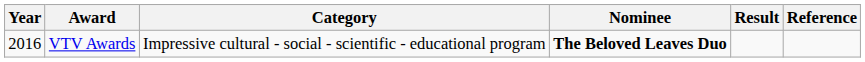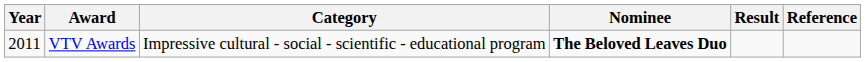(25, 43) 2016 -> (24, 43) 2011
